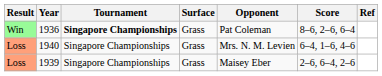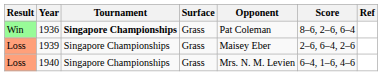rows swapped: (49, 63) <-> (49, 46)
